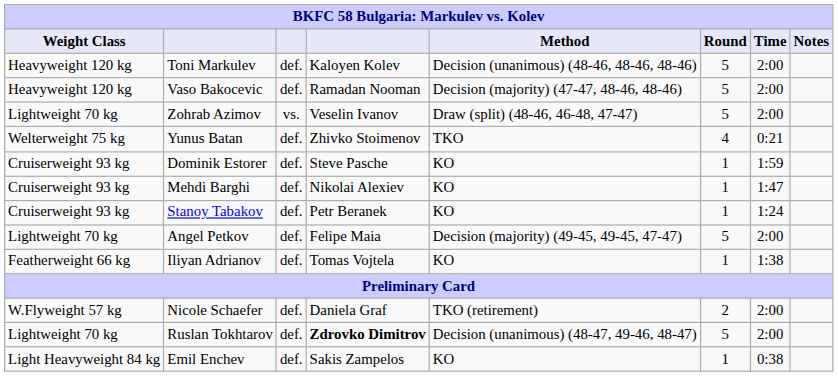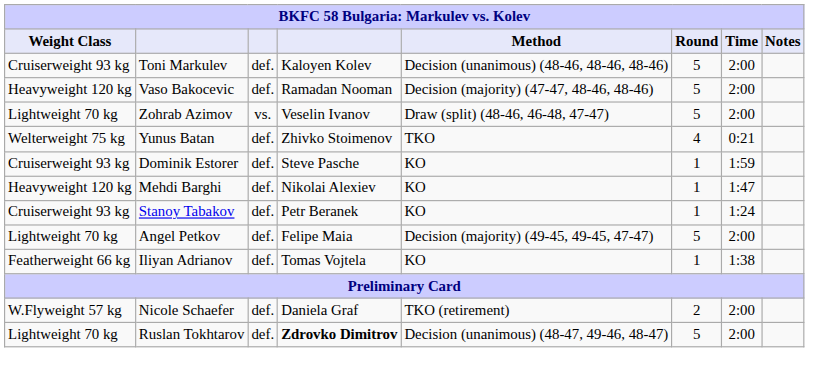(70, 65) Heavyweight 120 kg -> (69, 65) Cruiserweight 93 kg
(69, 187) Cruiserweight 93 kg -> (70, 187) Heavyweight 120 kg
- row: (206, 359)
